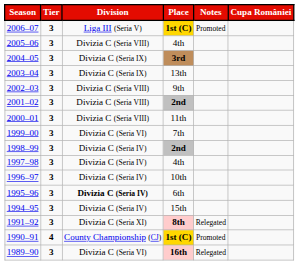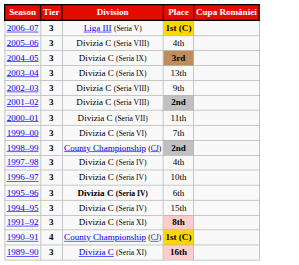- column: (211, 13)
(113, 118) Divizia C (Seria VIII) -> (113, 118) Divizia C (Seria VII)
(113, 148) Divizia C (Seria IV) -> (113, 148) County Championship (CJ)
(113, 253) Divizia C (Seria VI) -> (113, 253) Divizia C (Seria XI)
